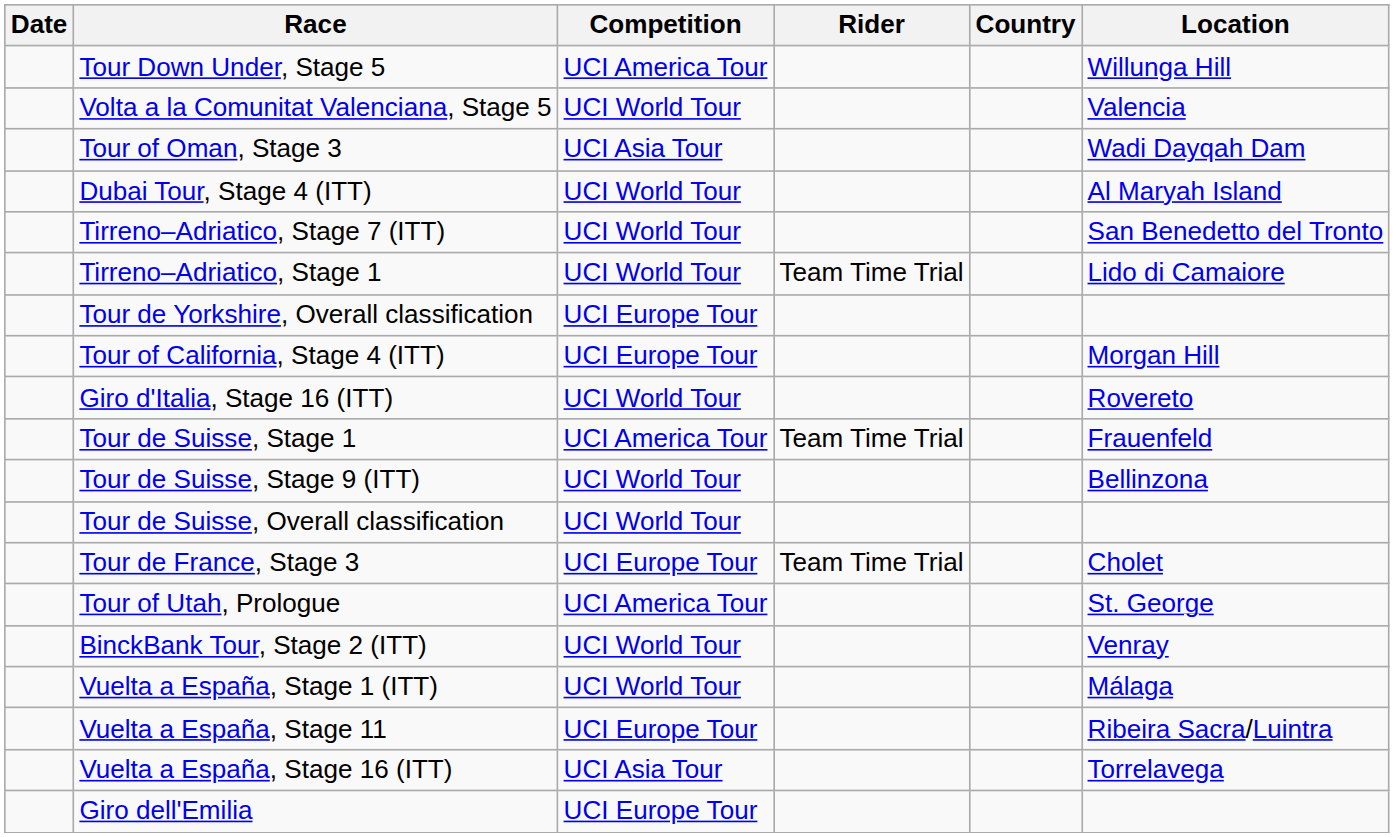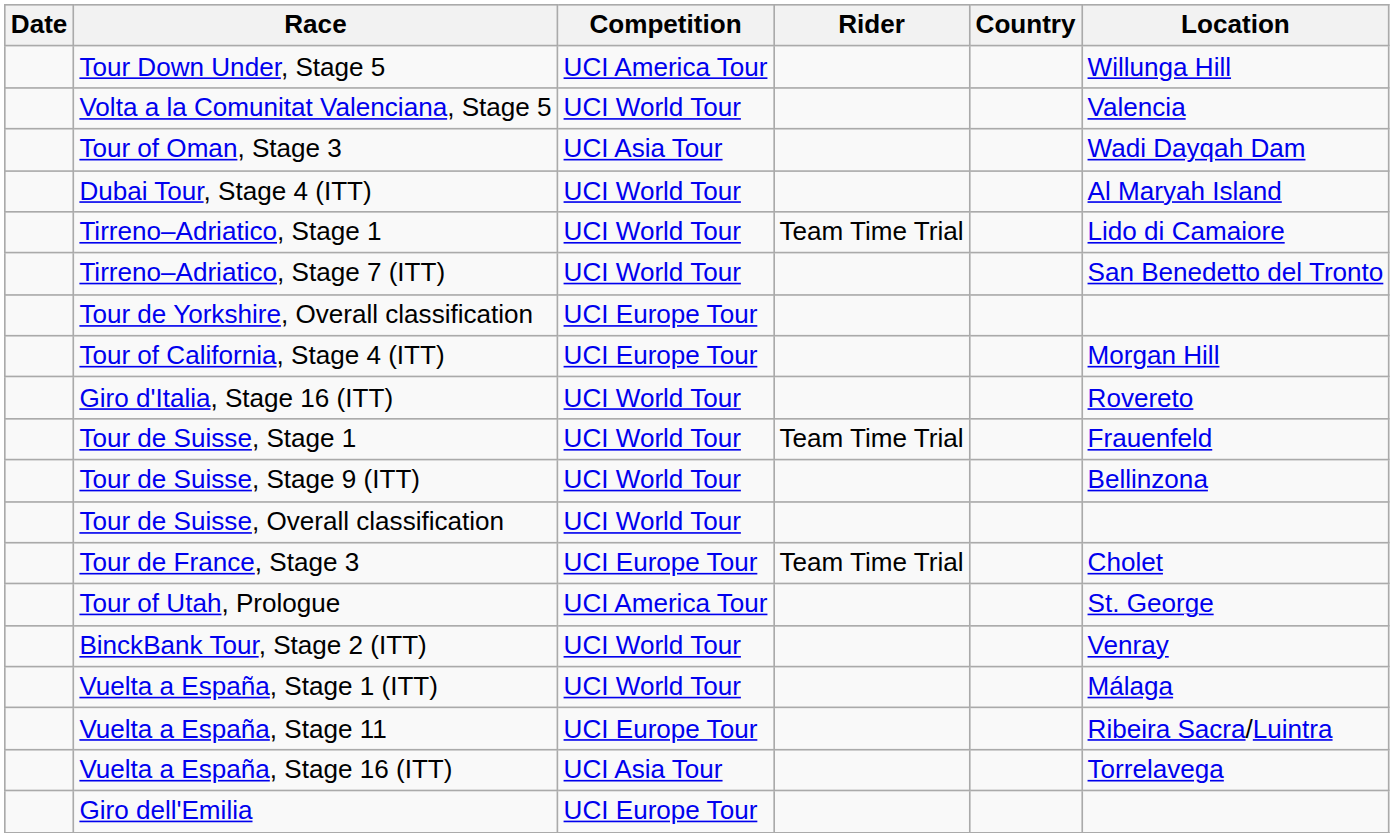rows swapped: (230, 273) <-> (262, 231)
(666, 438) UCI America Tour -> (652, 438) UCI World Tour
